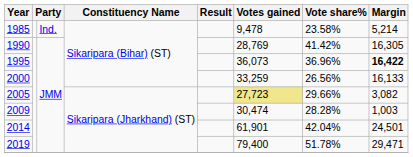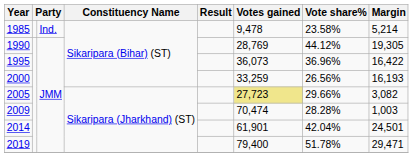(323, 45) 41.42% -> (323, 45) 44.12%
(388, 45) 16,305 -> (388, 45) 19,305
(388, 62) bold -> (388, 62) normal
(388, 78) 16,133 -> (388, 78) 16,193
(252, 111) 30,474 -> (252, 111) 70,474
